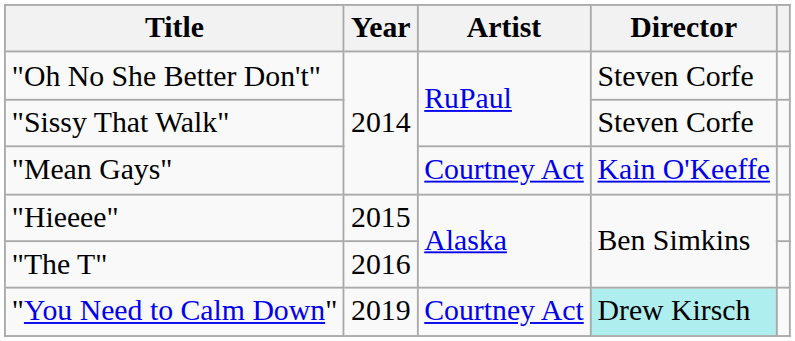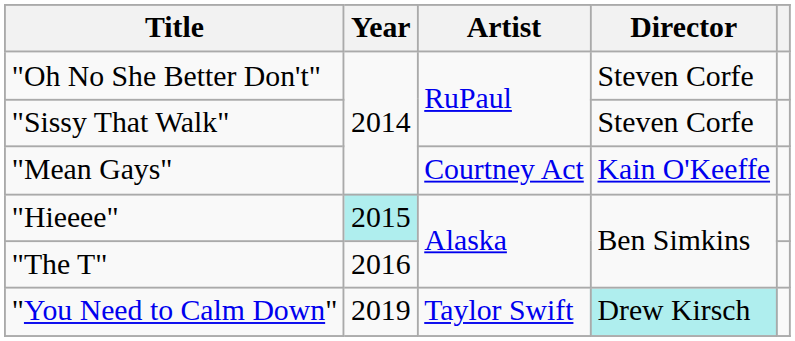(381, 216) no background -> (381, 216) paleturquoise background
(504, 311) Courtney Act -> (499, 311) Taylor Swift
